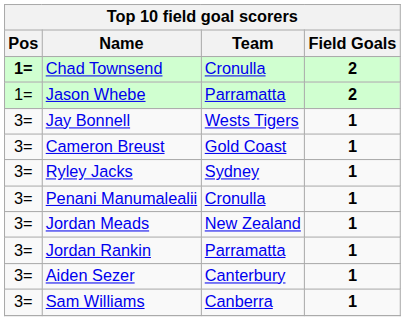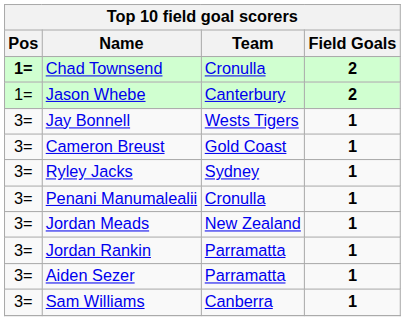(245, 95) Parramatta -> (245, 95) Canterbury
(245, 276) Canterbury -> (245, 276) Parramatta
